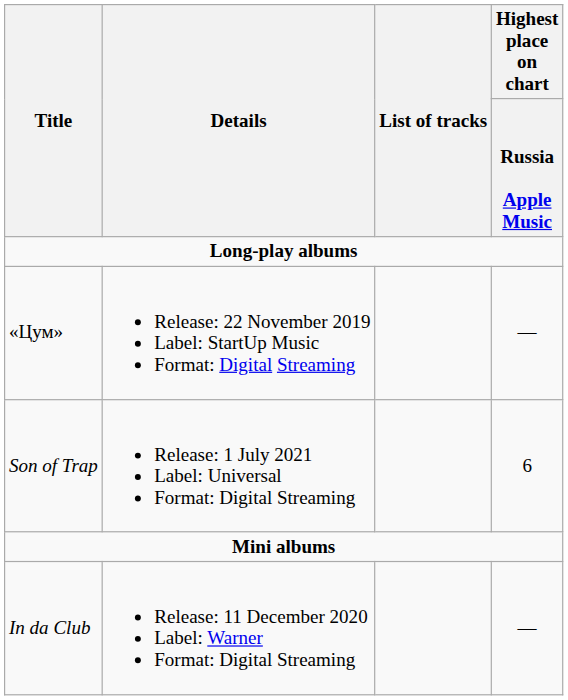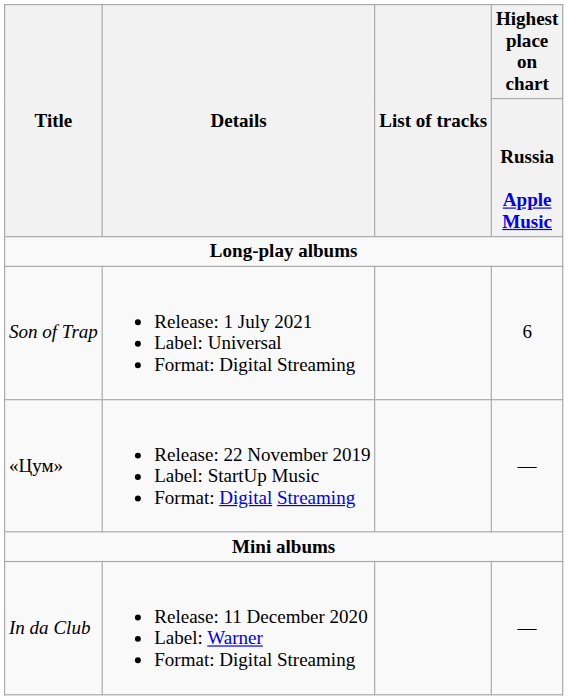rows swapped: (36, 332) <-> (53, 465)
